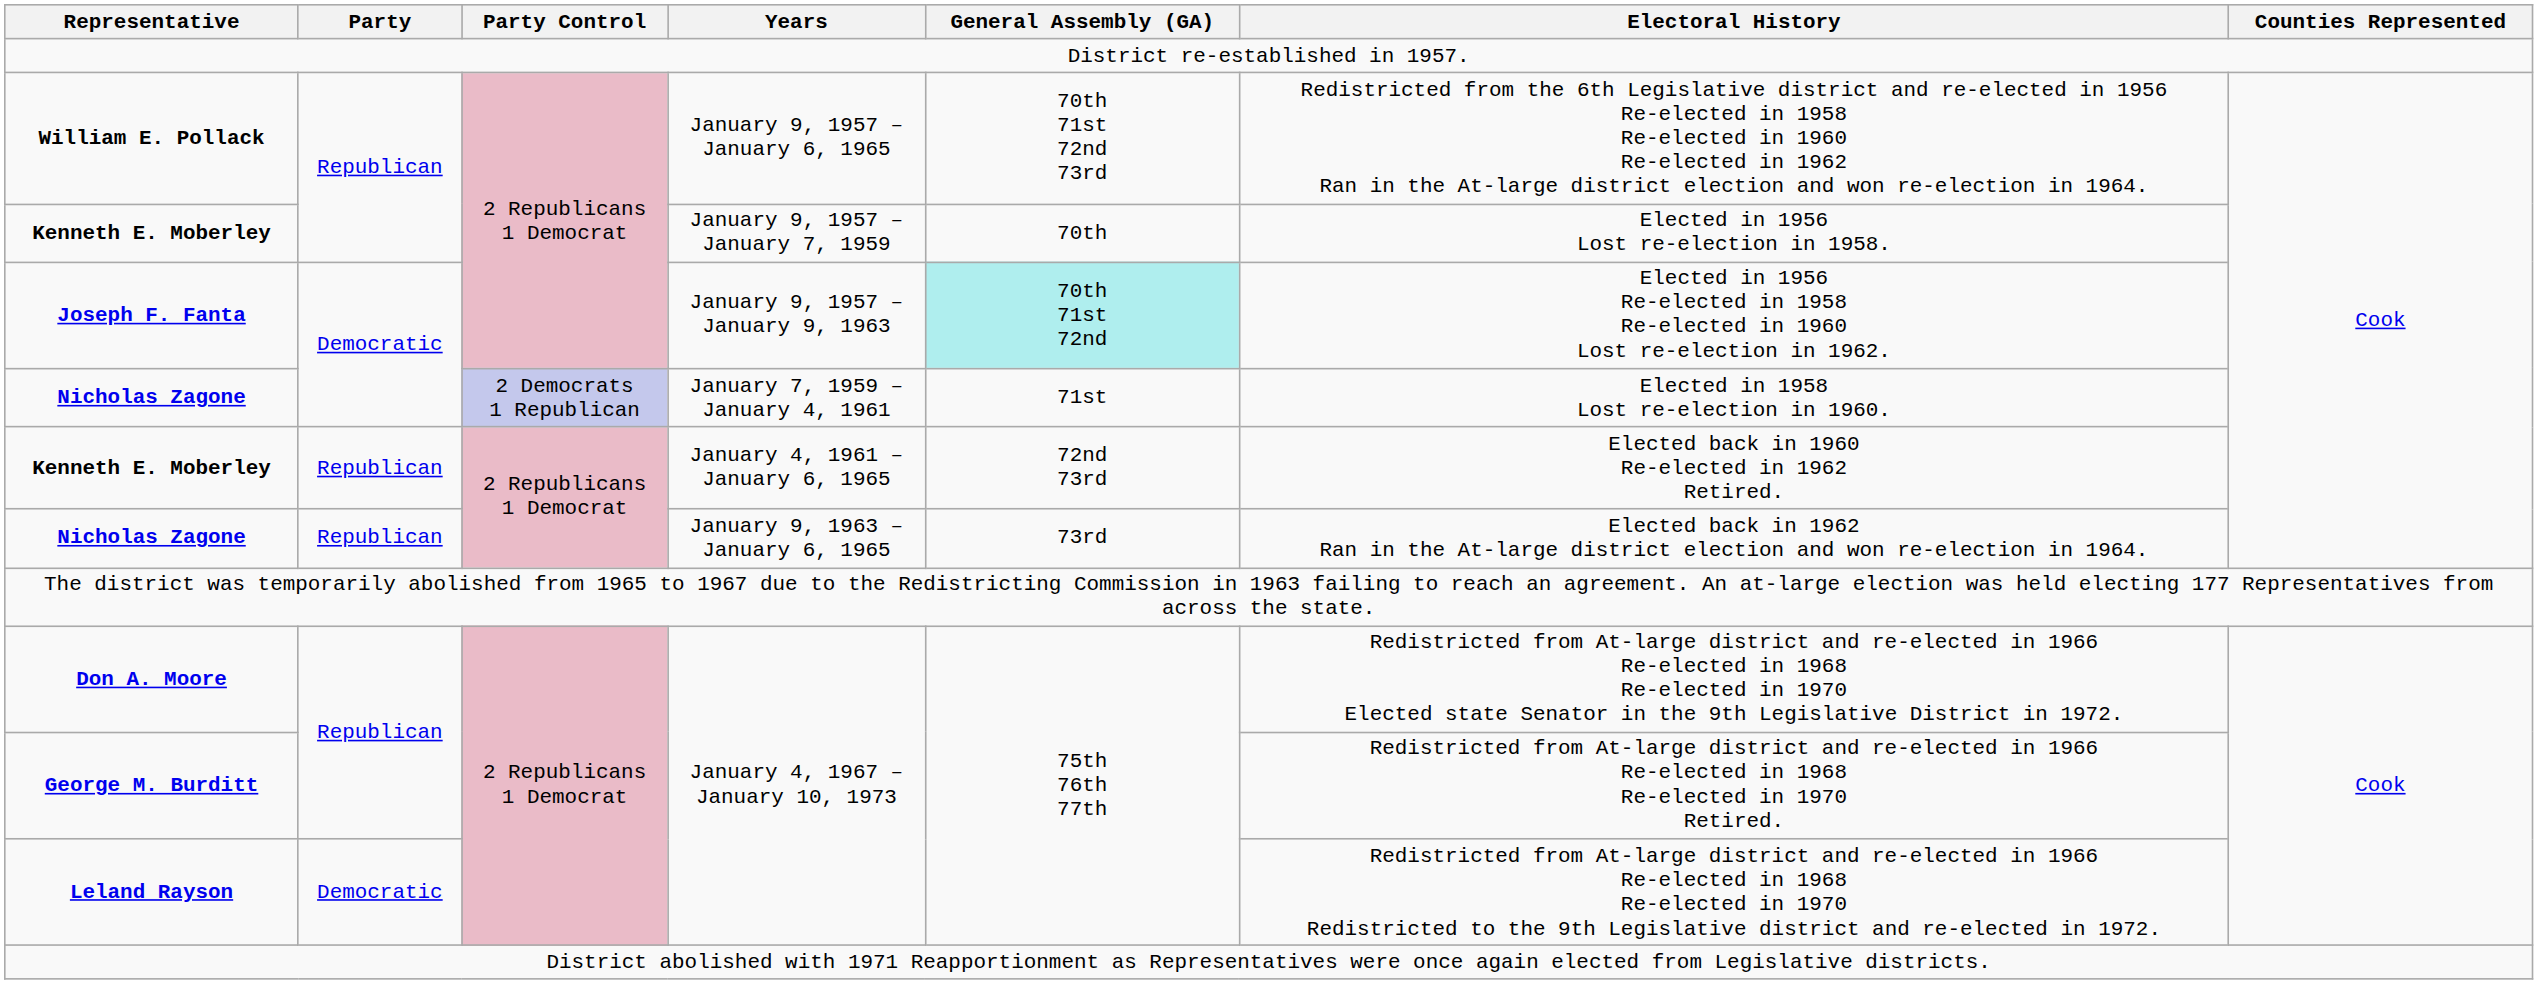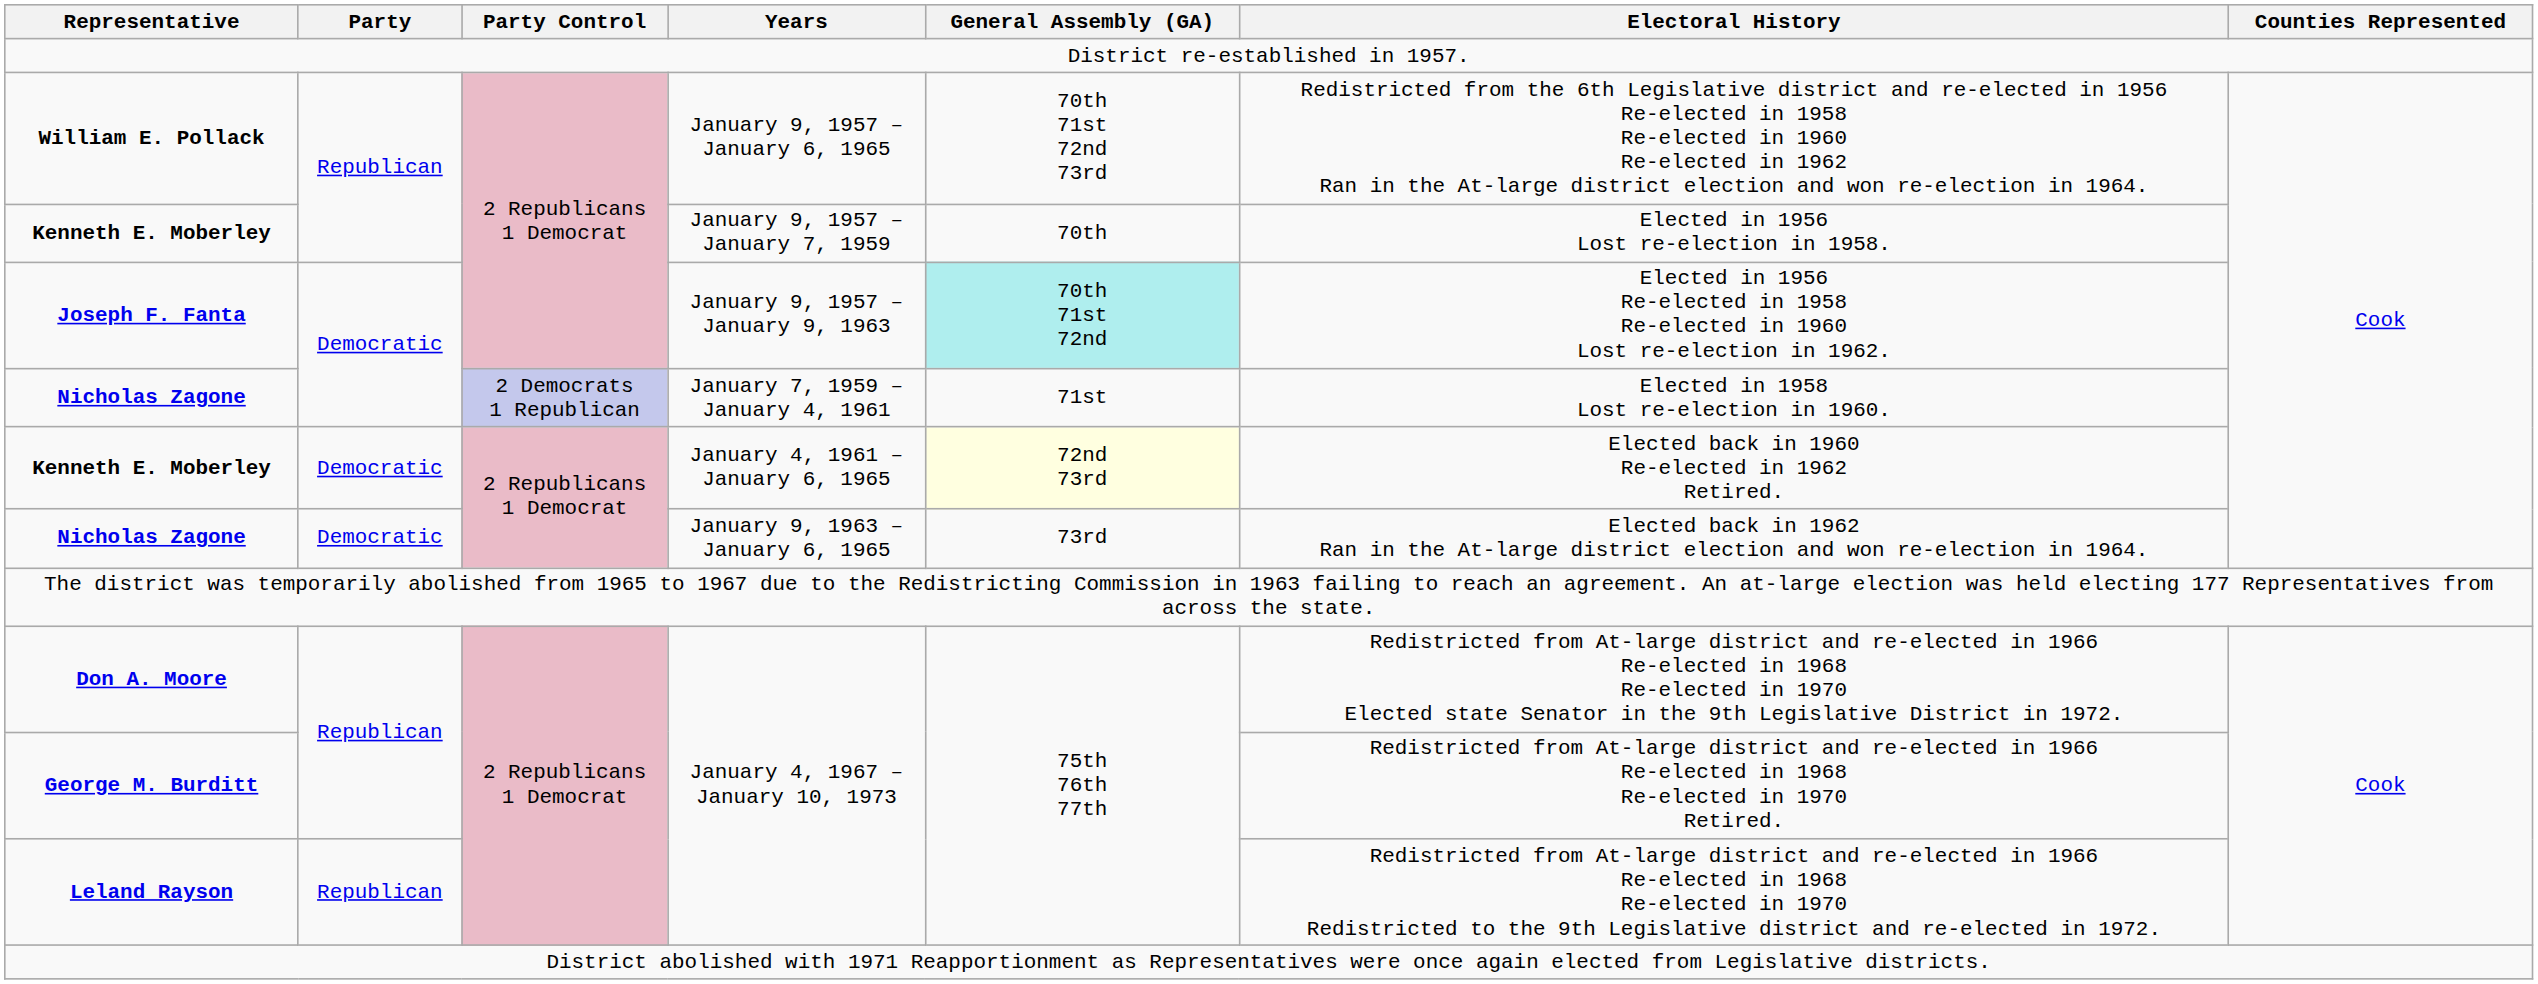(380, 468) Republican -> (380, 468) Democratic
(1082, 468) no background -> (1082, 468) lightyellow background
(380, 538) Republican -> (380, 538) Democratic
(380, 892) Democratic -> (380, 892) Republican
